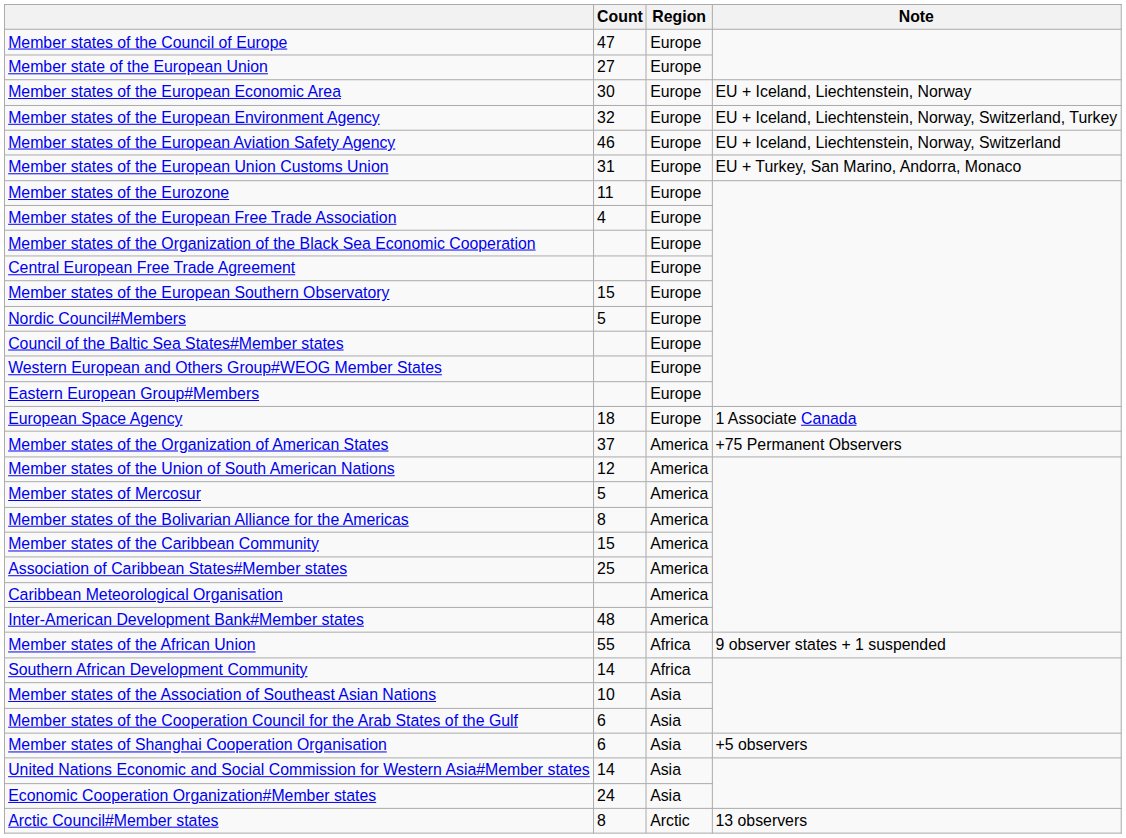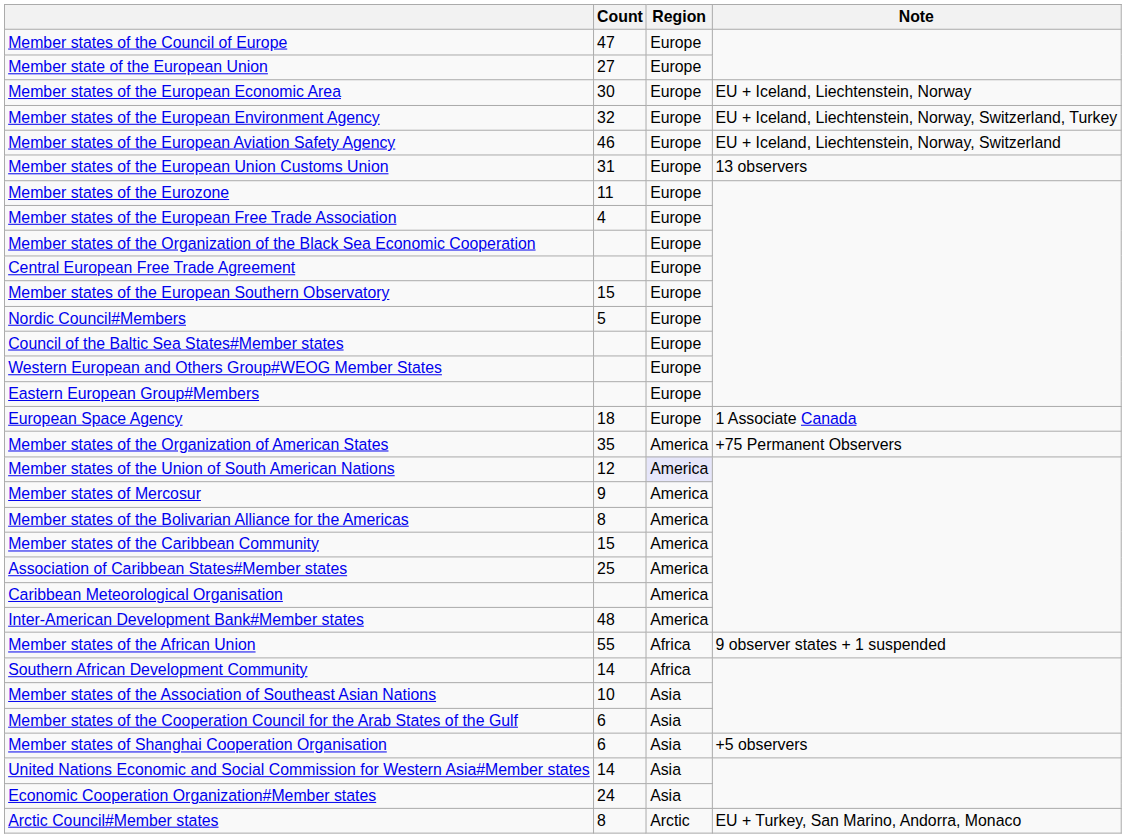(868, 167) EU + Turkey, San Marino, Andorra, Monaco -> (761, 167) 13 observers
(606, 444) 37 -> (606, 444) 35
(679, 469) no background -> (679, 469) lavender background
(601, 494) 5 -> (601, 494) 9
(761, 820) 13 observers -> (868, 820) EU + Turkey, San Marino, Andorra, Monaco
